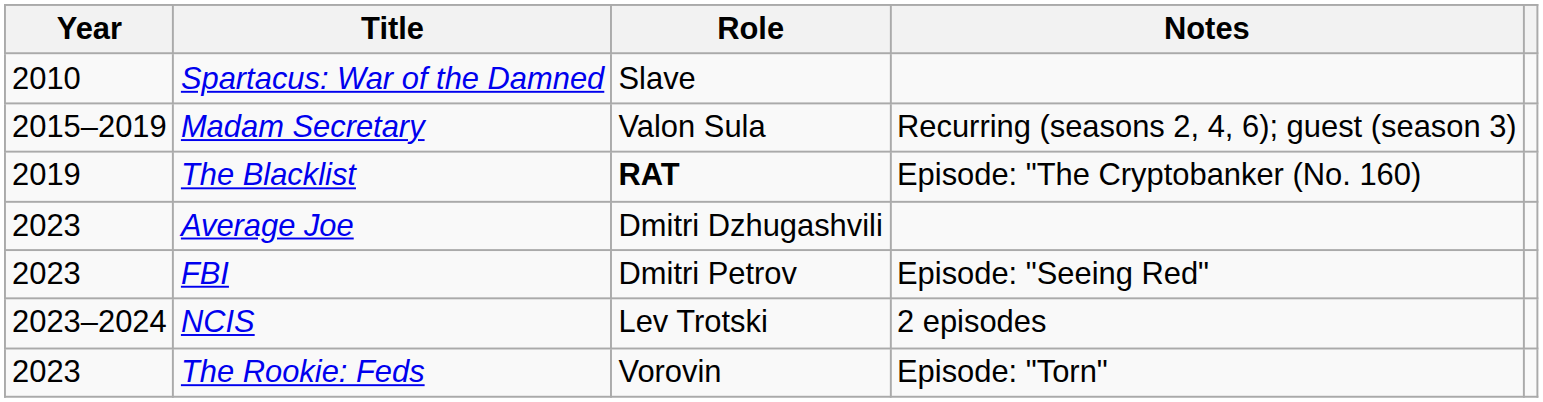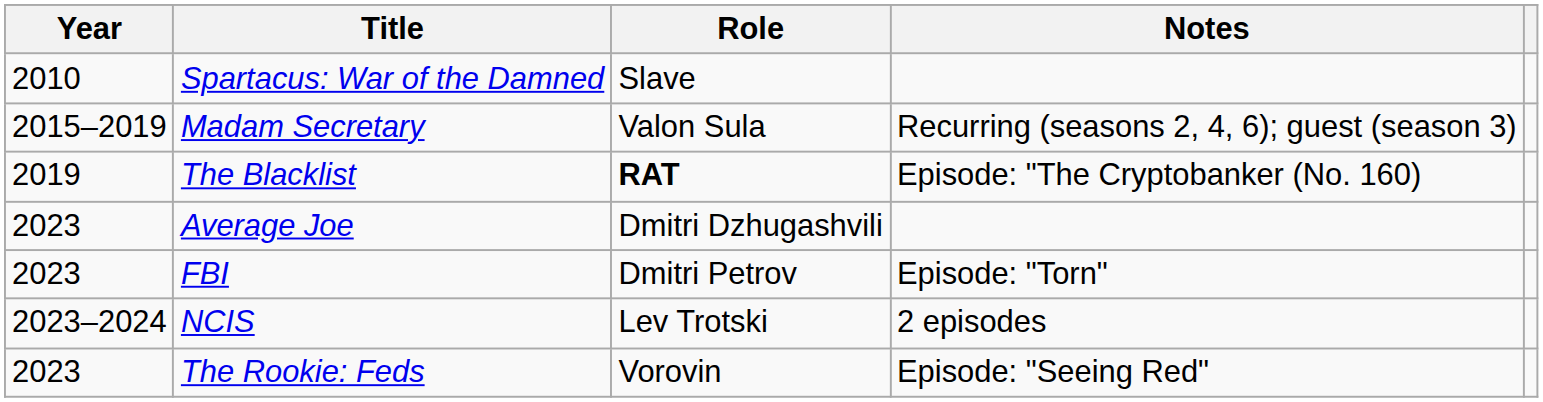(1053, 273) Episode: "Seeing Red" -> (1002, 273) Episode: "Torn"
(1002, 371) Episode: "Torn" -> (1053, 371) Episode: "Seeing Red"
